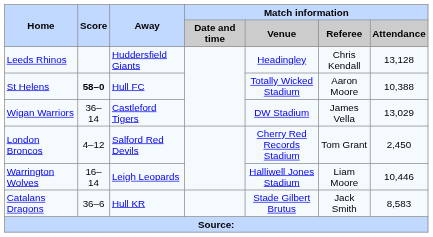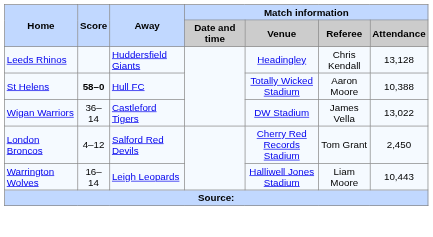(399, 113) 13,029 -> (399, 113) 13,022
(399, 177) 10,446 -> (399, 177) 10,443
- row: (26, 203)
